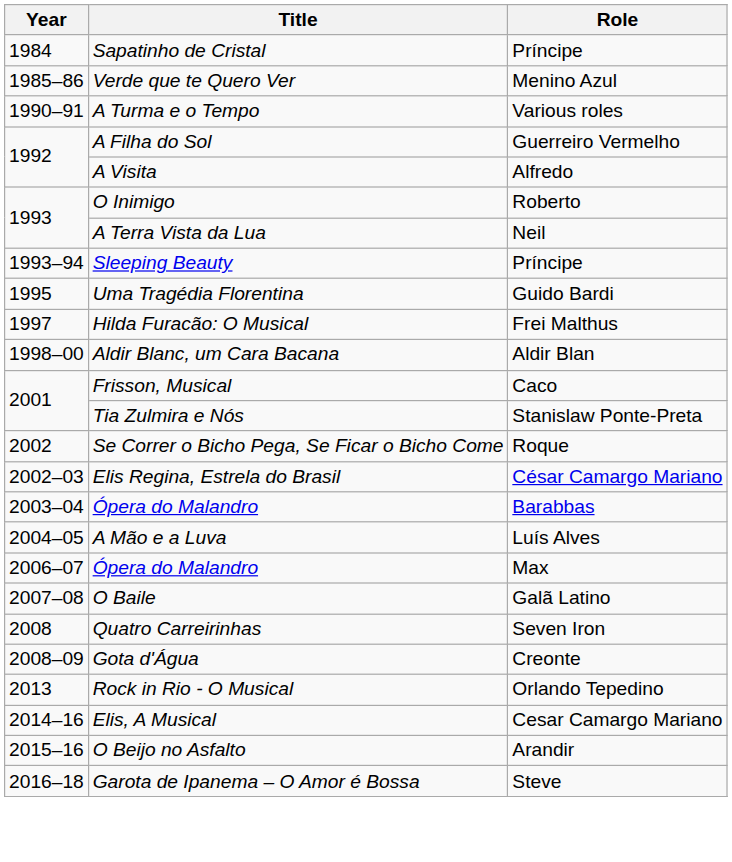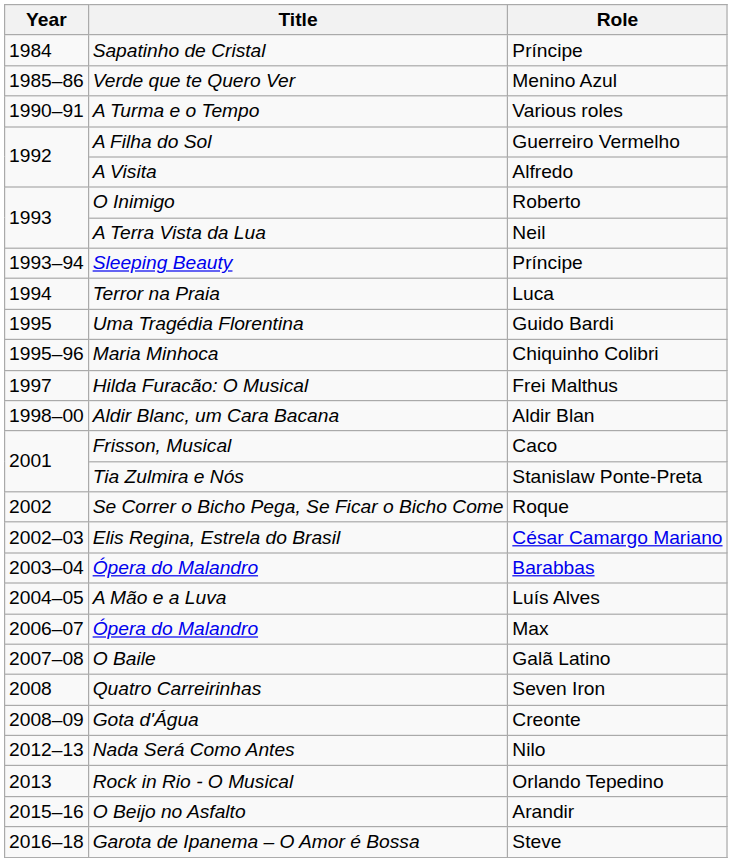+ row: (156, 293)
+ row: (156, 354)
+ row: (194, 750)
- row: (154, 720)
